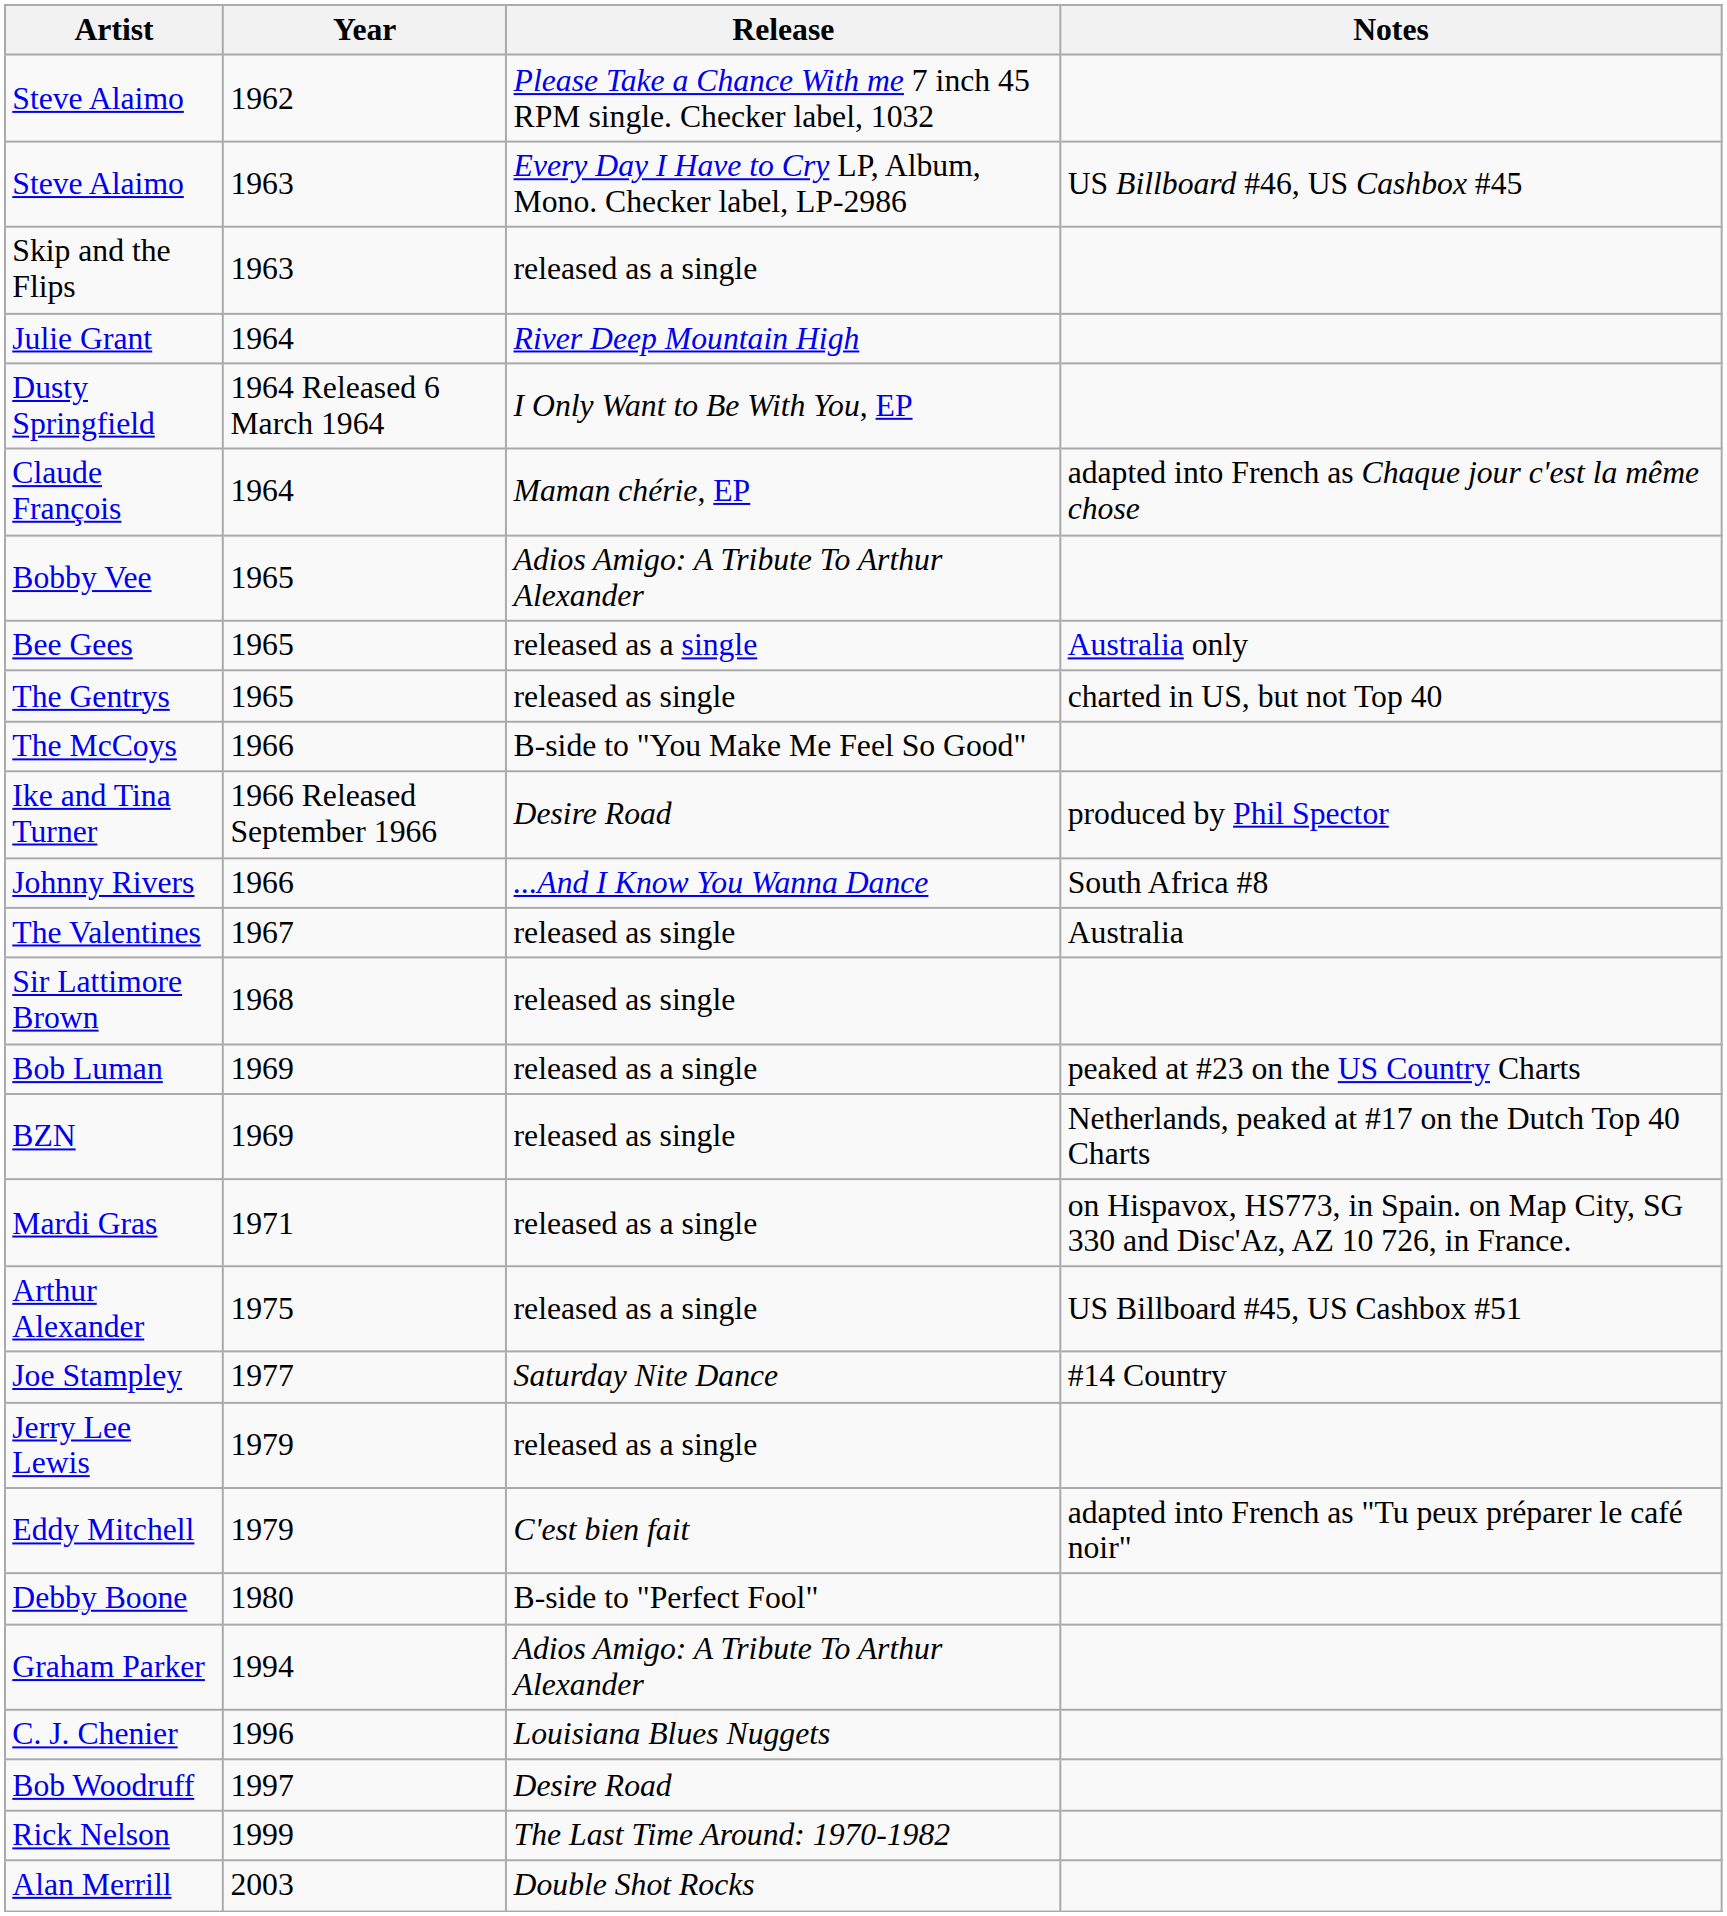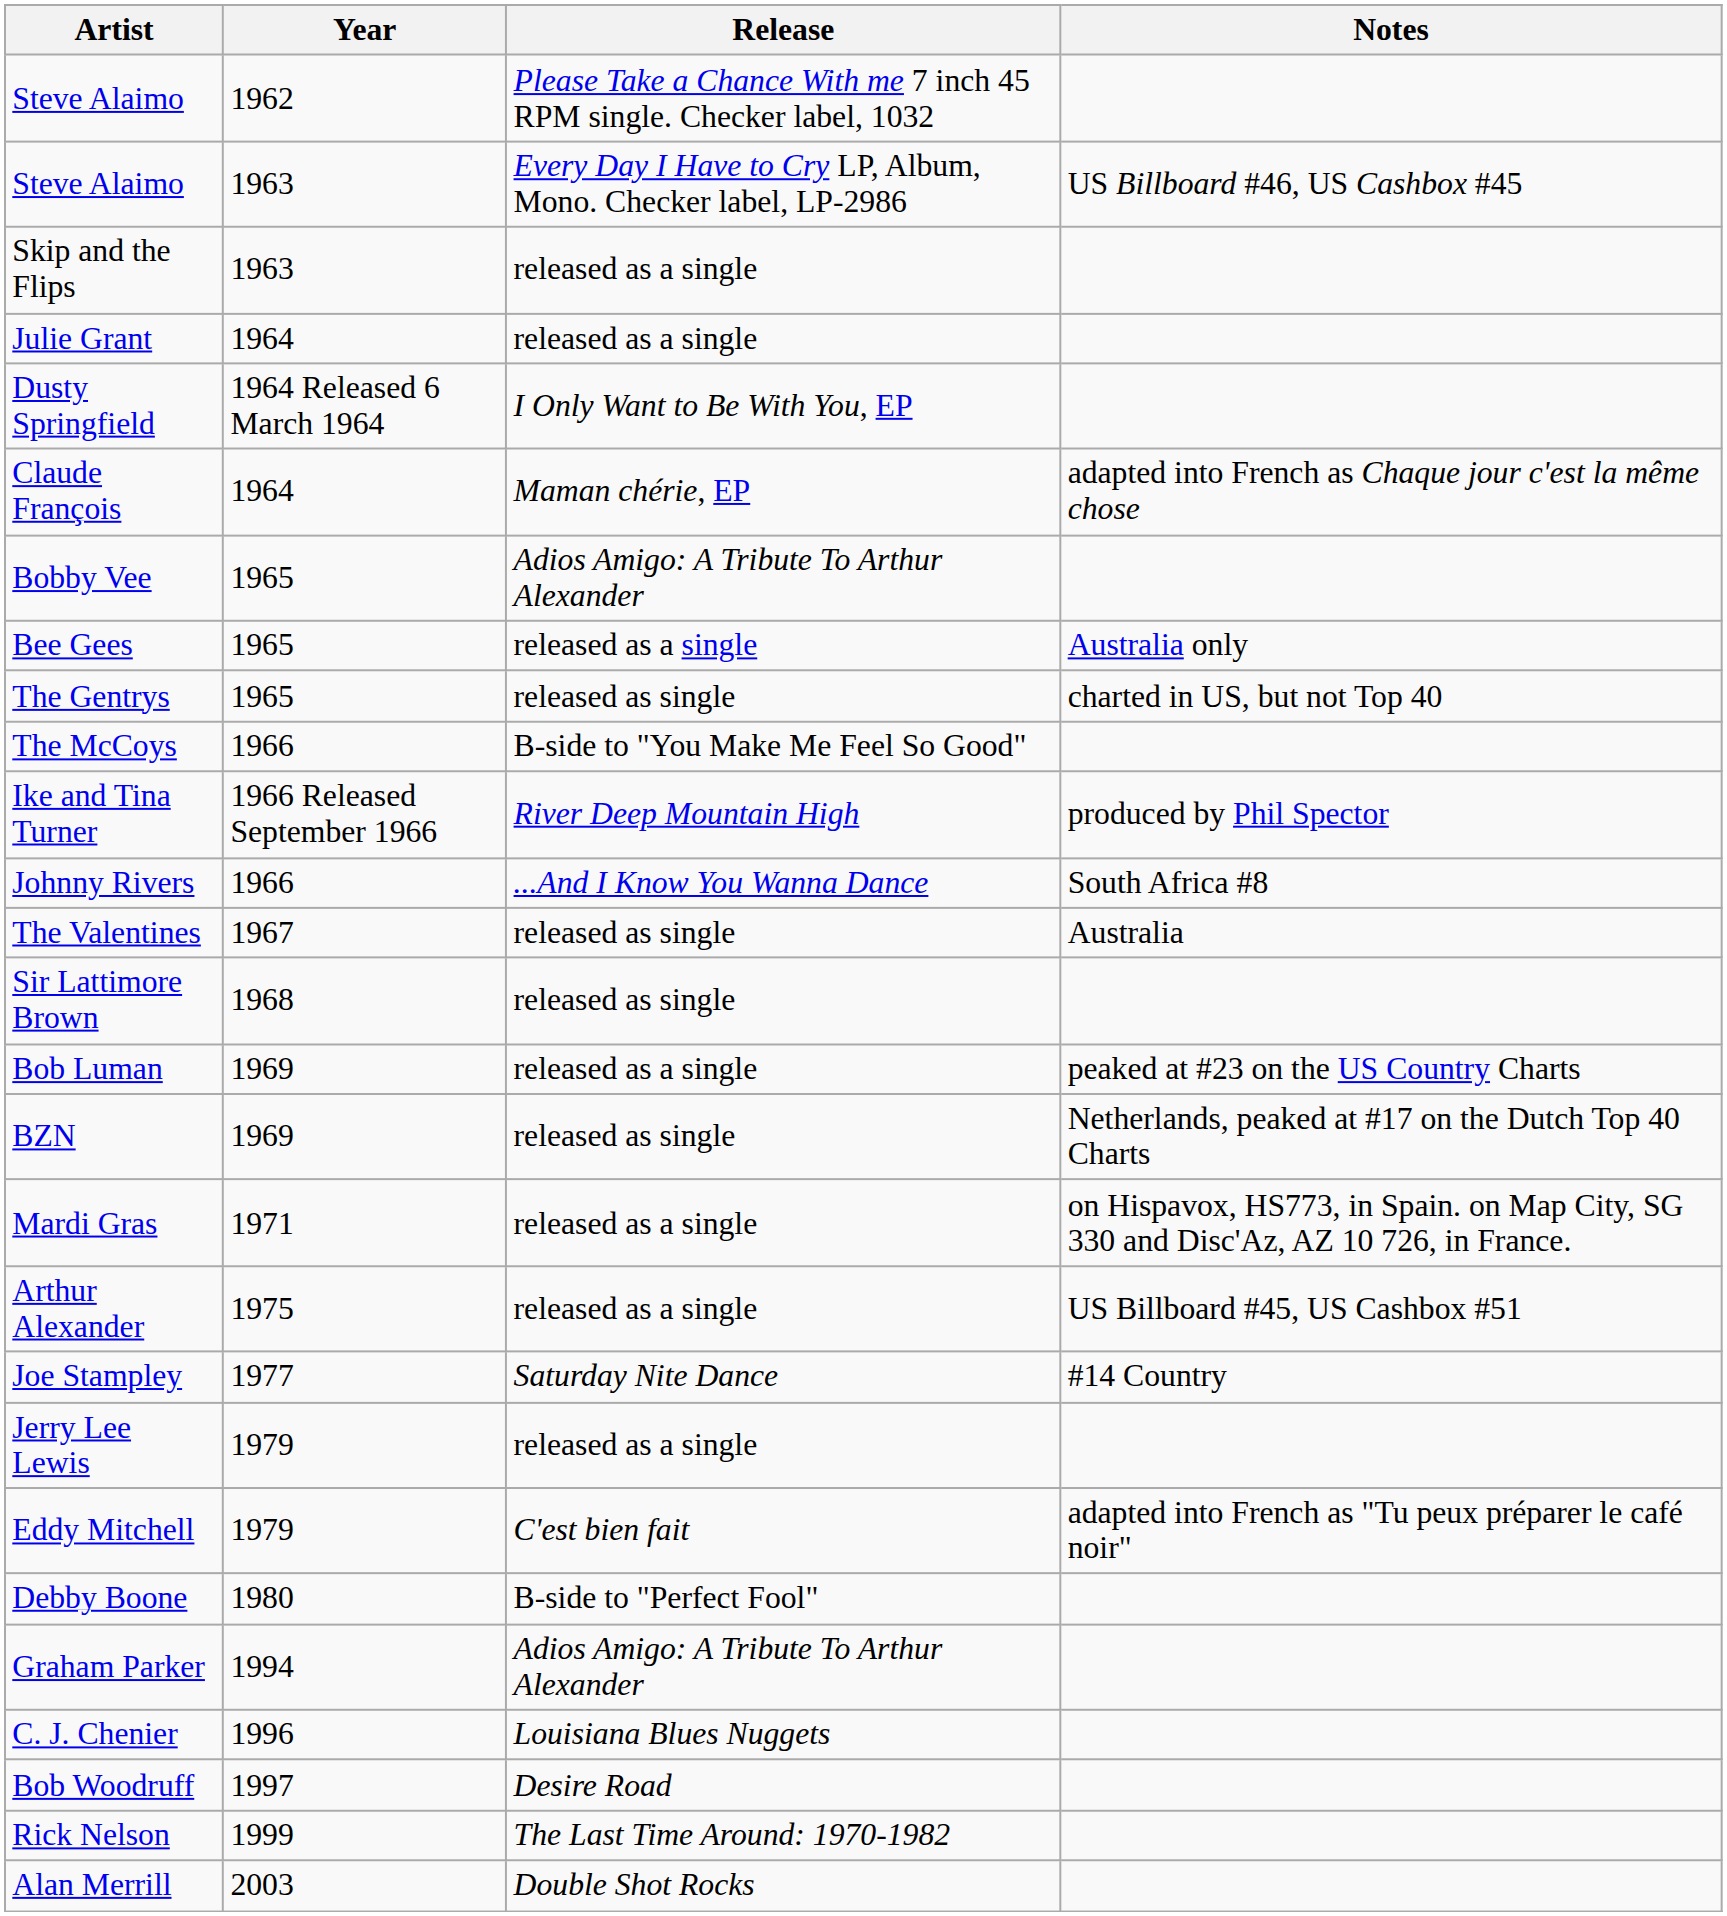(686, 337) River Deep Mountain High -> (635, 337) released as a single
(593, 813) Desire Road -> (686, 813) River Deep Mountain High
